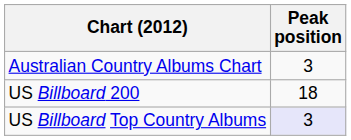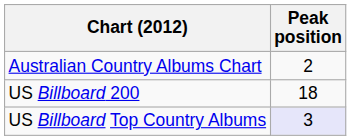(308, 65) 3 -> (308, 65) 2
